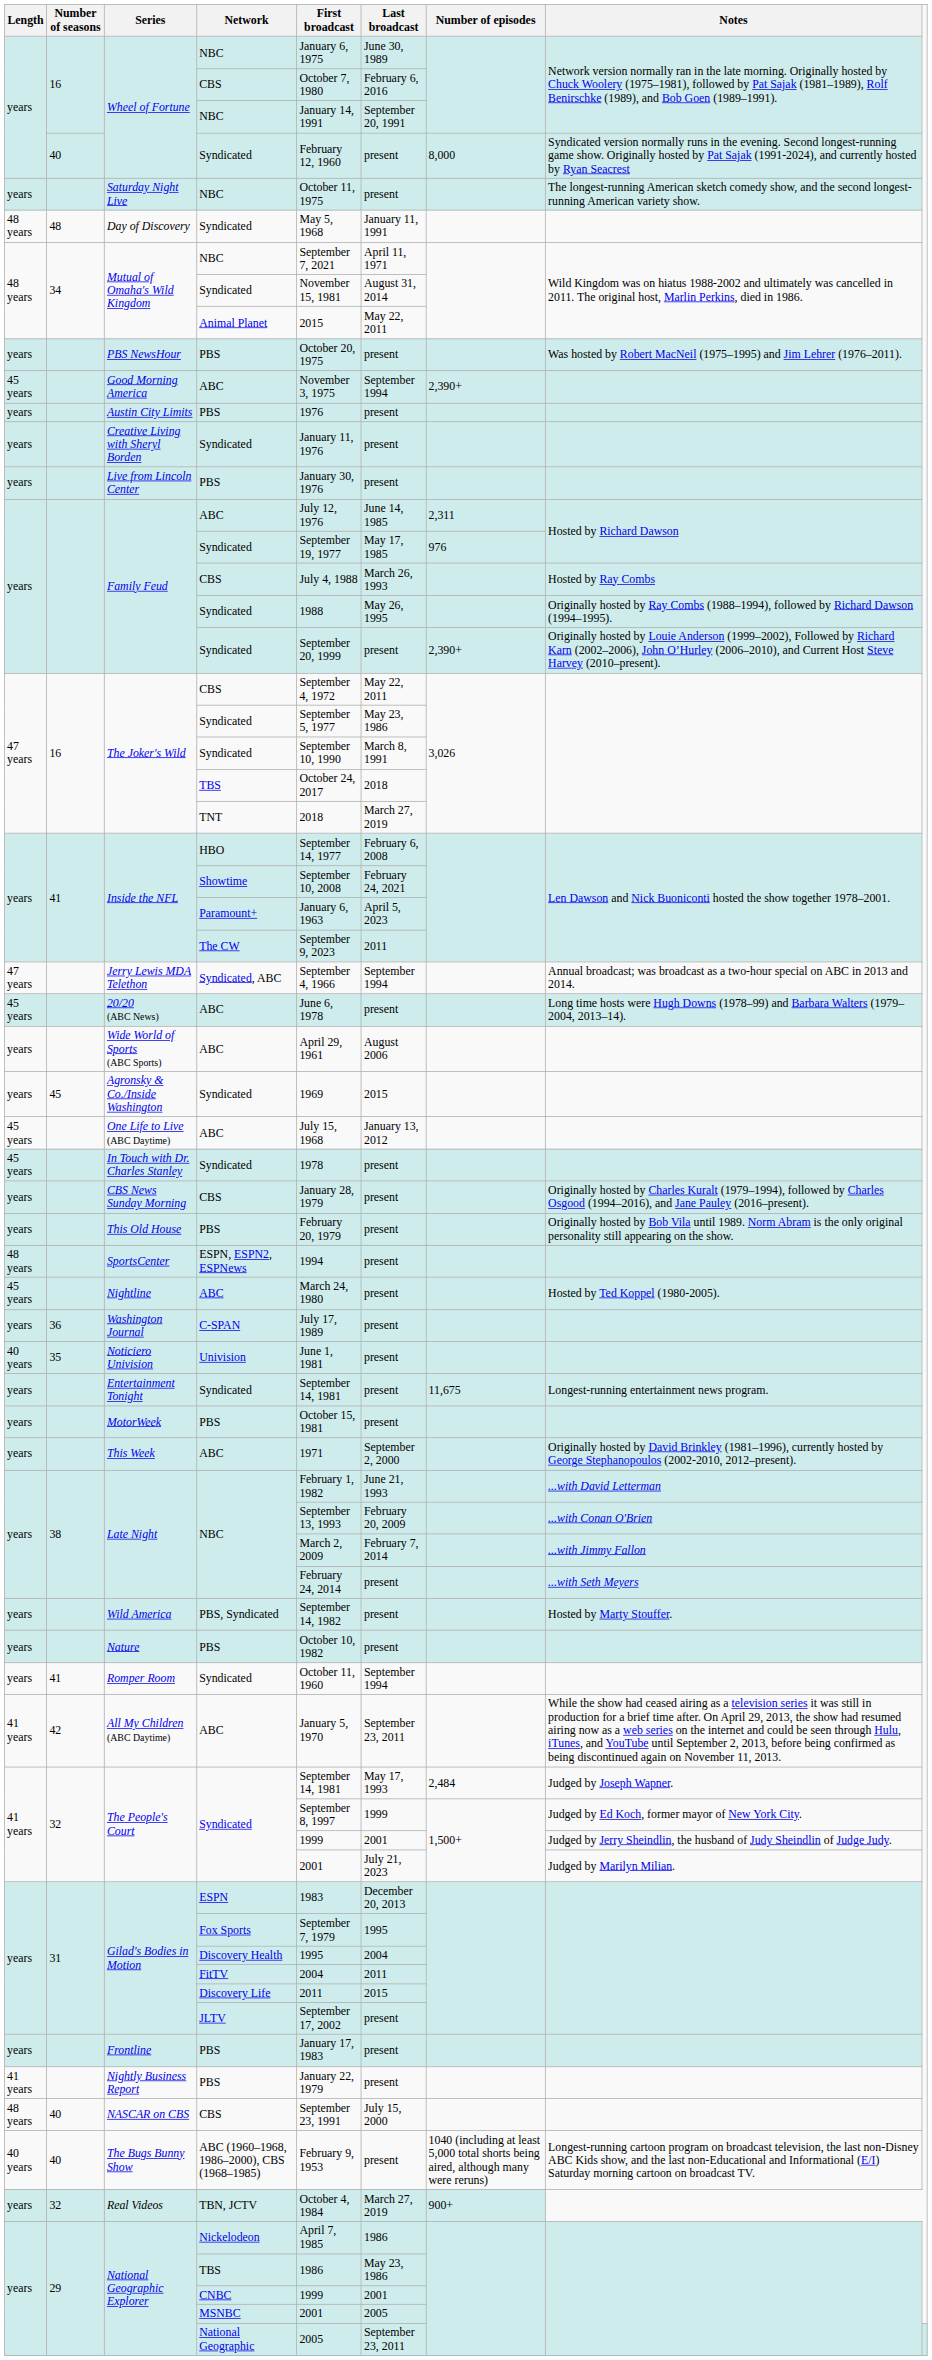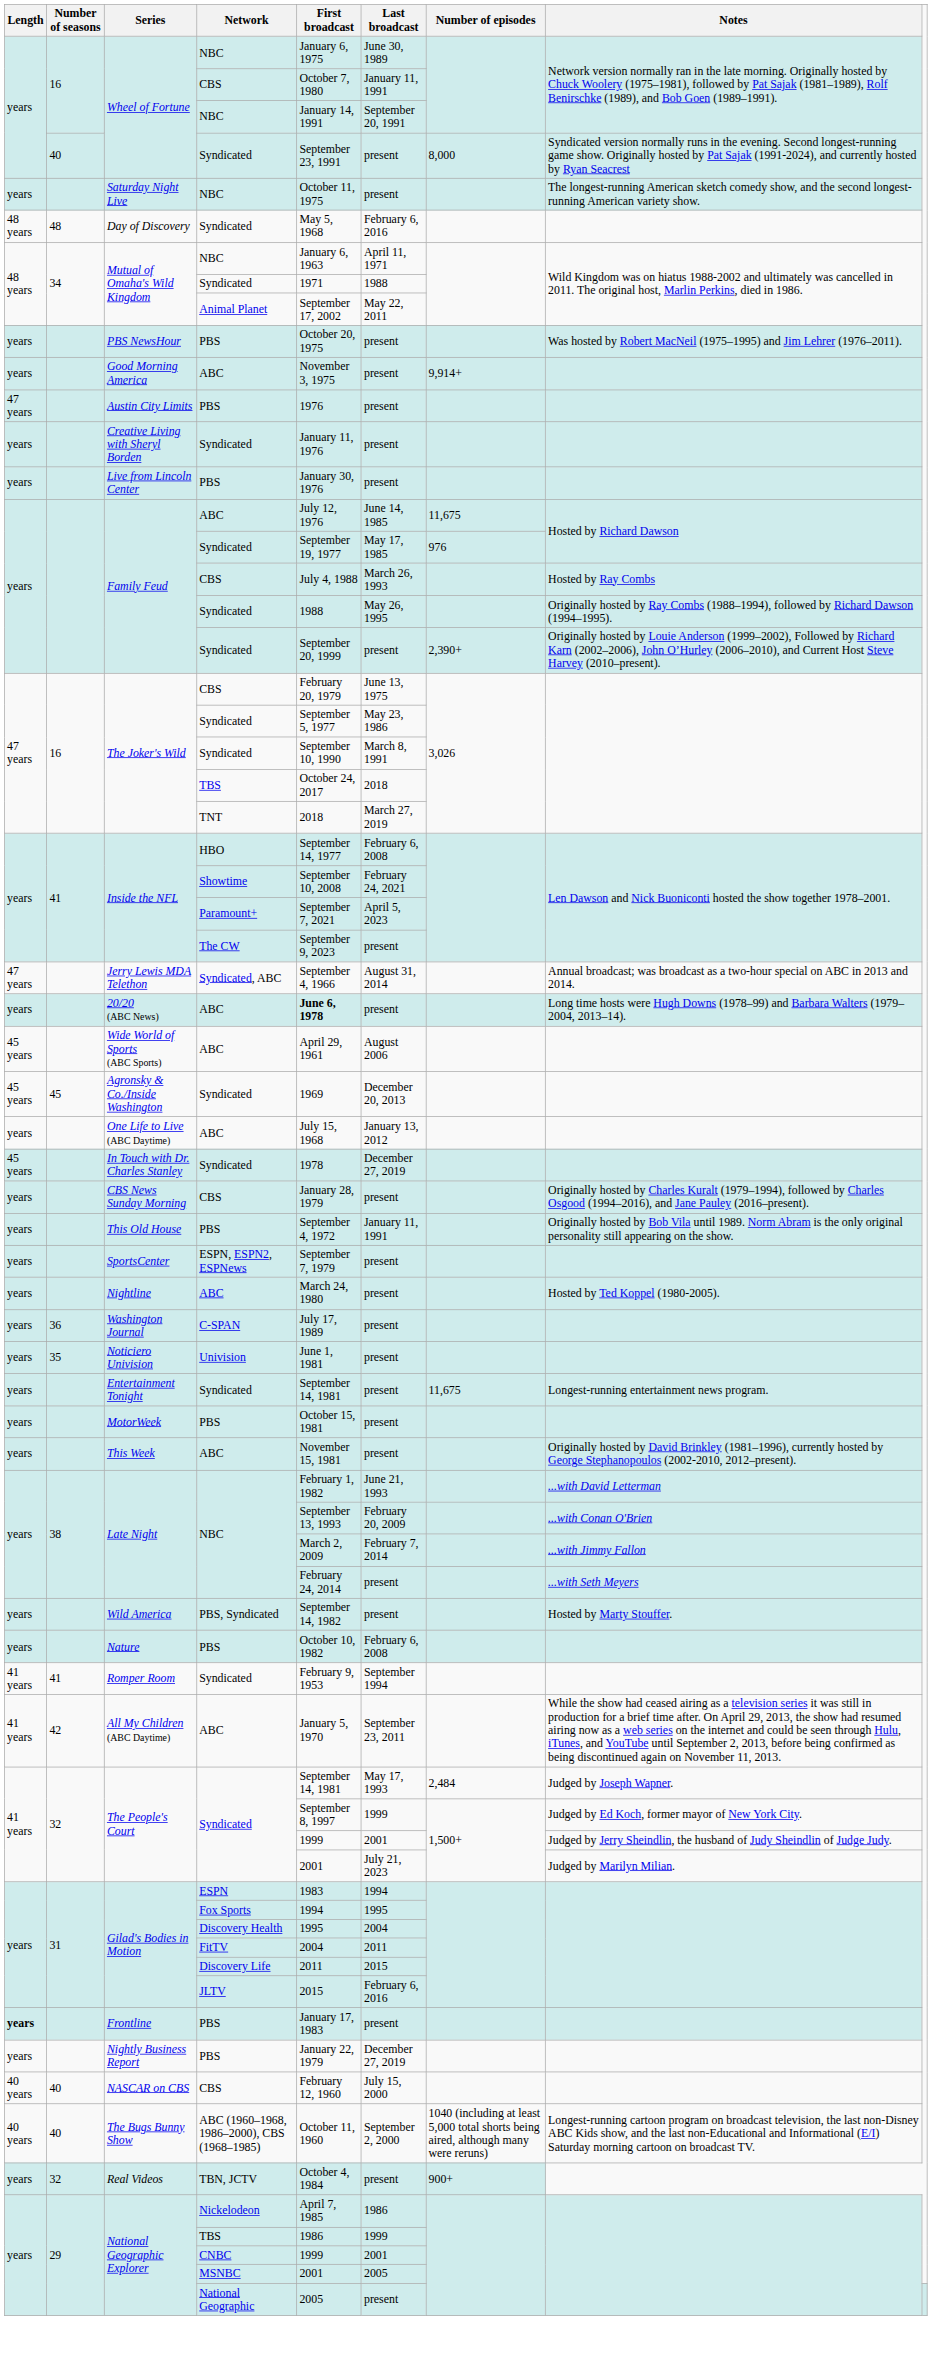(391, 84) February 6, 2016 -> (391, 84) January 11, 1991
(321, 155) February 12, 1960 -> (325, 155) September 23, 1991
(391, 226) January 11, 1991 -> (391, 226) February 6, 2016
(325, 258) September 7, 2021 -> (324, 258) January 6, 1963
(324, 290) November 15, 1981 -> (311, 283) 1971
(390, 290) August 31, 2014 -> (376, 283) 1988
(311, 322) 2015 -> (325, 309) September 17, 2002
(20, 386) 45 years -> (20, 373) years
(389, 386) September 1994 -> (381, 373) present
(445, 386) 2,390+ -> (445, 373) 9,914+
(20, 412) years -> (20, 405) 47 years
(442, 515) 2,311 -> (445, 515) 11,675
(325, 689) September 4, 1972 -> (321, 689) February 20, 1979
(384, 689) May 22, 2011 -> (384, 689) June 13, 1975
(324, 913) January 6, 1963 -> (325, 913) September 7, 2021
(376, 945) 2011 -> (381, 945) present
(389, 978) September 1994 -> (390, 978) August 31, 2014
(20, 1010) 45 years -> (20, 1010) years
(316, 1010) normal -> (318, 1010) bold
(20, 1048) years -> (20, 1048) 45 years
(20, 1094) years -> (20, 1094) 45 years
(376, 1094) 2015 -> (388, 1094) December 20, 2013
(20, 1133) 45 years -> (20, 1133) years
(381, 1165) present -> (388, 1165) December 27, 2019
(321, 1229) February 20, 1979 -> (325, 1229) September 4, 1972
(381, 1229) present -> (391, 1229) January 11, 1991
(20, 1261) 48 years -> (20, 1261) years
(311, 1261) 1994 -> (325, 1261) September 7, 1979
(20, 1293) 45 years -> (20, 1293) years
(20, 1357) 40 years -> (20, 1357) years
(311, 1454) 1971 -> (324, 1454) November 15, 1981
(389, 1454) September 2, 2000 -> (381, 1454) present
(381, 1646) present -> (391, 1646) February 6, 2008
(20, 1678) years -> (20, 1678) 41 years
(327, 1678) October 11, 1960 -> (327, 1678) February 9, 1953
(388, 1897) December 20, 2013 -> (376, 1891) 1994
(325, 1930) September 7, 1979 -> (311, 1910) 1994
(325, 2018) September 17, 2002 -> (311, 1991) 2015
(381, 2018) present -> (391, 1991) February 6, 2016
(20, 2050) normal -> (21, 2023) bold
(20, 2082) 41 years -> (20, 2056) years
(381, 2082) present -> (388, 2056) December 27, 2019
(20, 2114) 48 years -> (20, 2088) 40 years
(325, 2114) September 23, 1991 -> (321, 2088) February 12, 1960
(327, 2160) February 9, 1953 -> (327, 2133) October 11, 1960
(381, 2160) present -> (389, 2133) September 2, 2000
(388, 2205) March 27, 2019 -> (381, 2178) present
(384, 2269) May 23, 1986 -> (376, 2236) 1999
(389, 2339) September 23, 2011 -> (381, 2299) present
